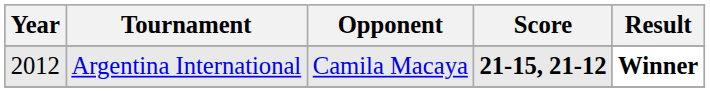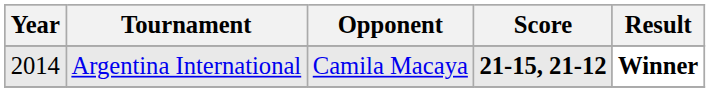(35, 65) 2012 -> (35, 65) 2014
